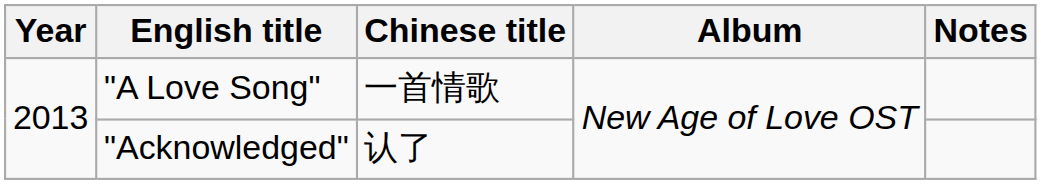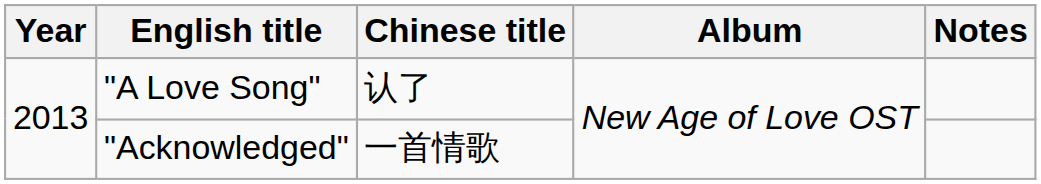(432, 87) 一首情歌 -> (398, 87) 认了
(398, 147) 认了 -> (432, 147) 一首情歌
